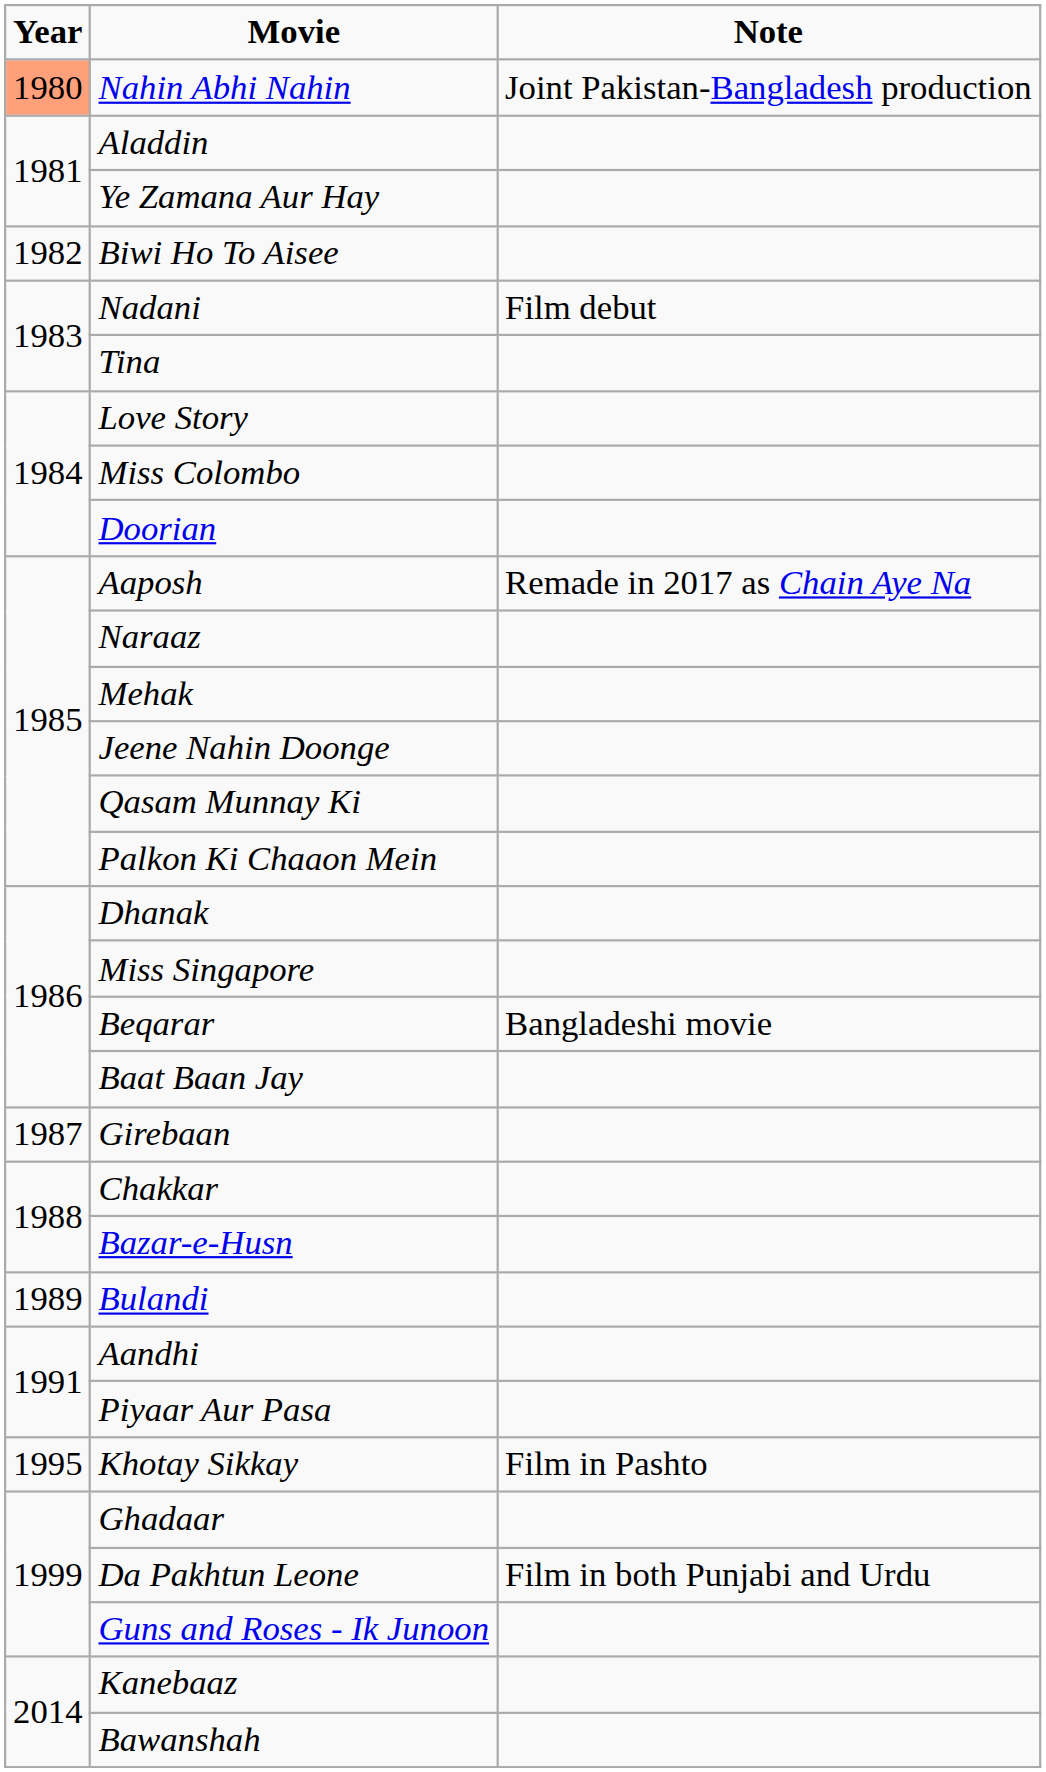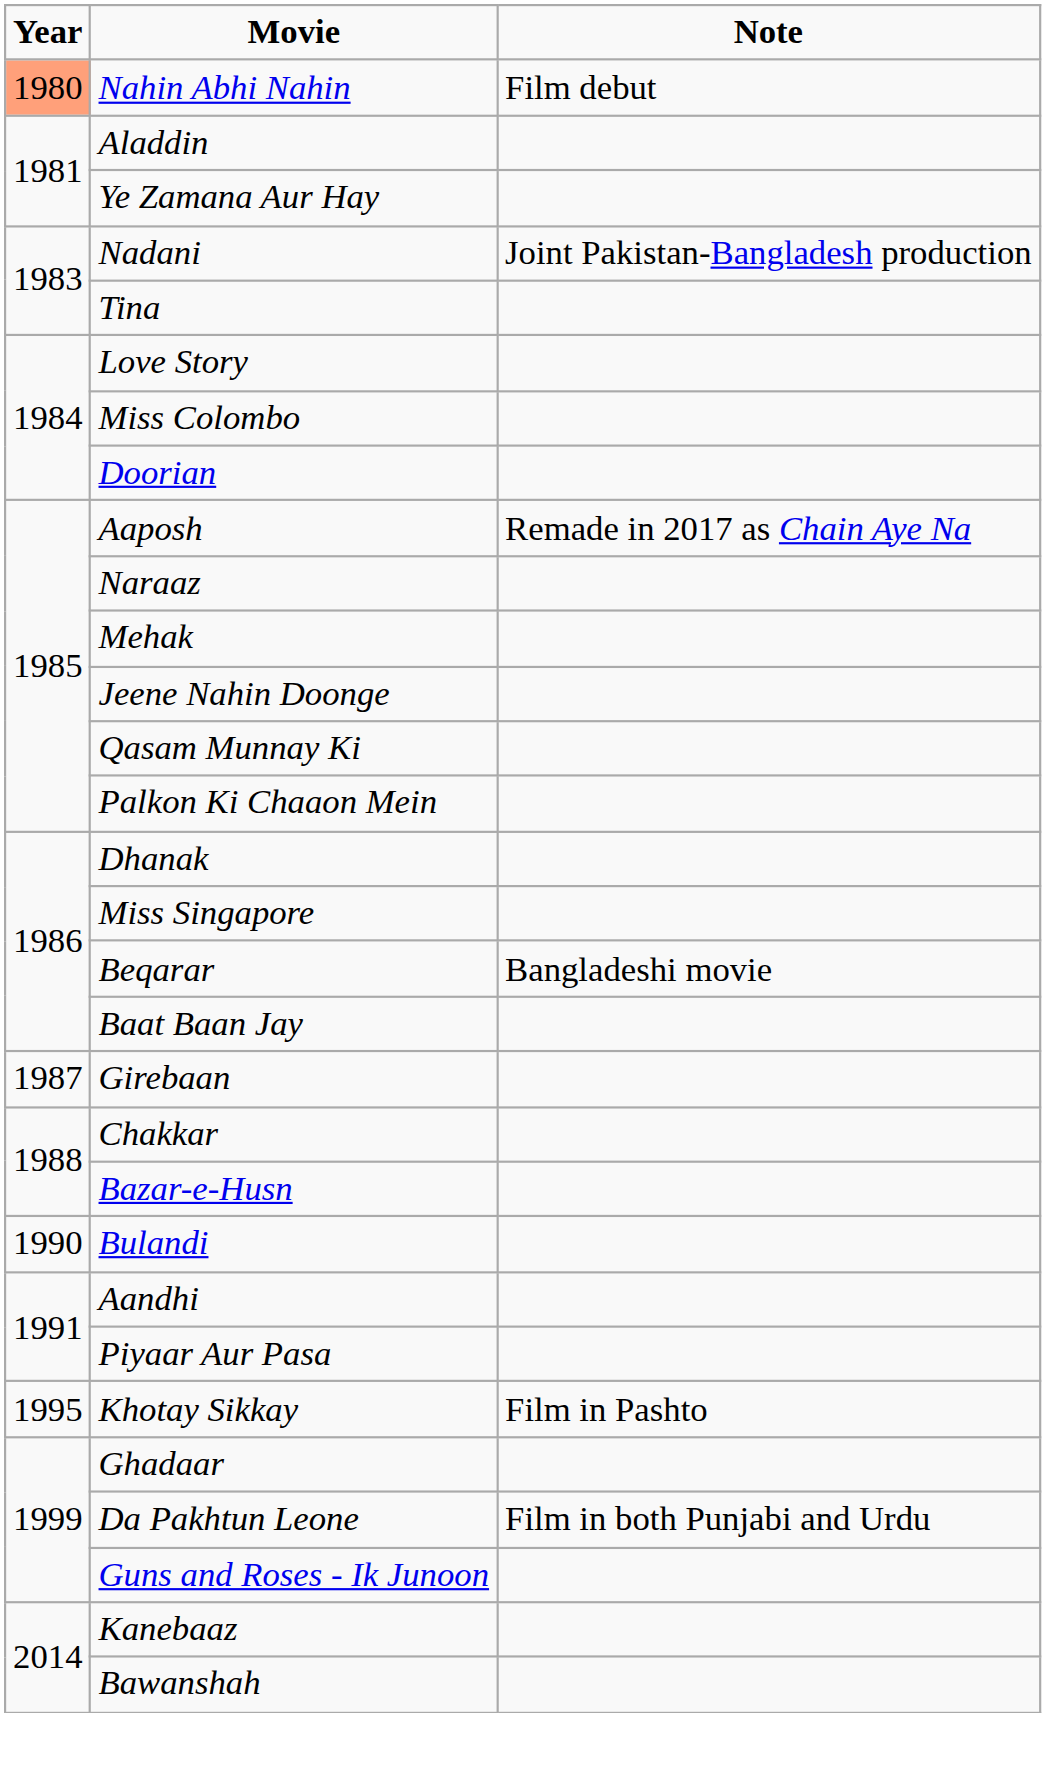(768, 87) Joint Pakistan-Bangladesh production -> (581, 87) Film debut
- row: (219, 252)
(581, 307) Film debut -> (768, 252) Joint Pakistan-Bangladesh production
(48, 1298) 1989 -> (48, 1243) 1990
